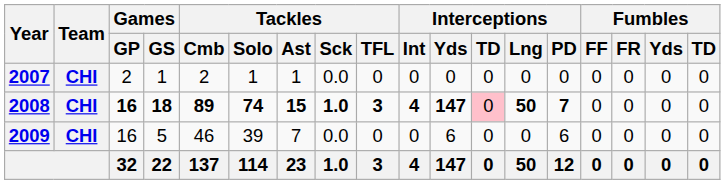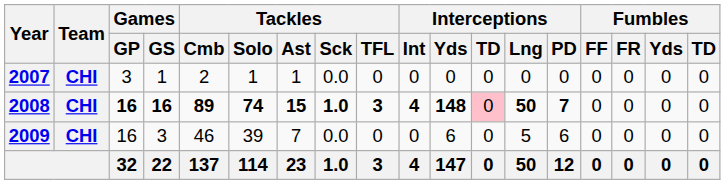(127, 77) 2 -> (127, 77) 3
(162, 106) 18 -> (162, 106) 16
(451, 106) 147 -> (451, 106) 148
(162, 135) 5 -> (162, 135) 3
(526, 135) 0 -> (526, 135) 5
